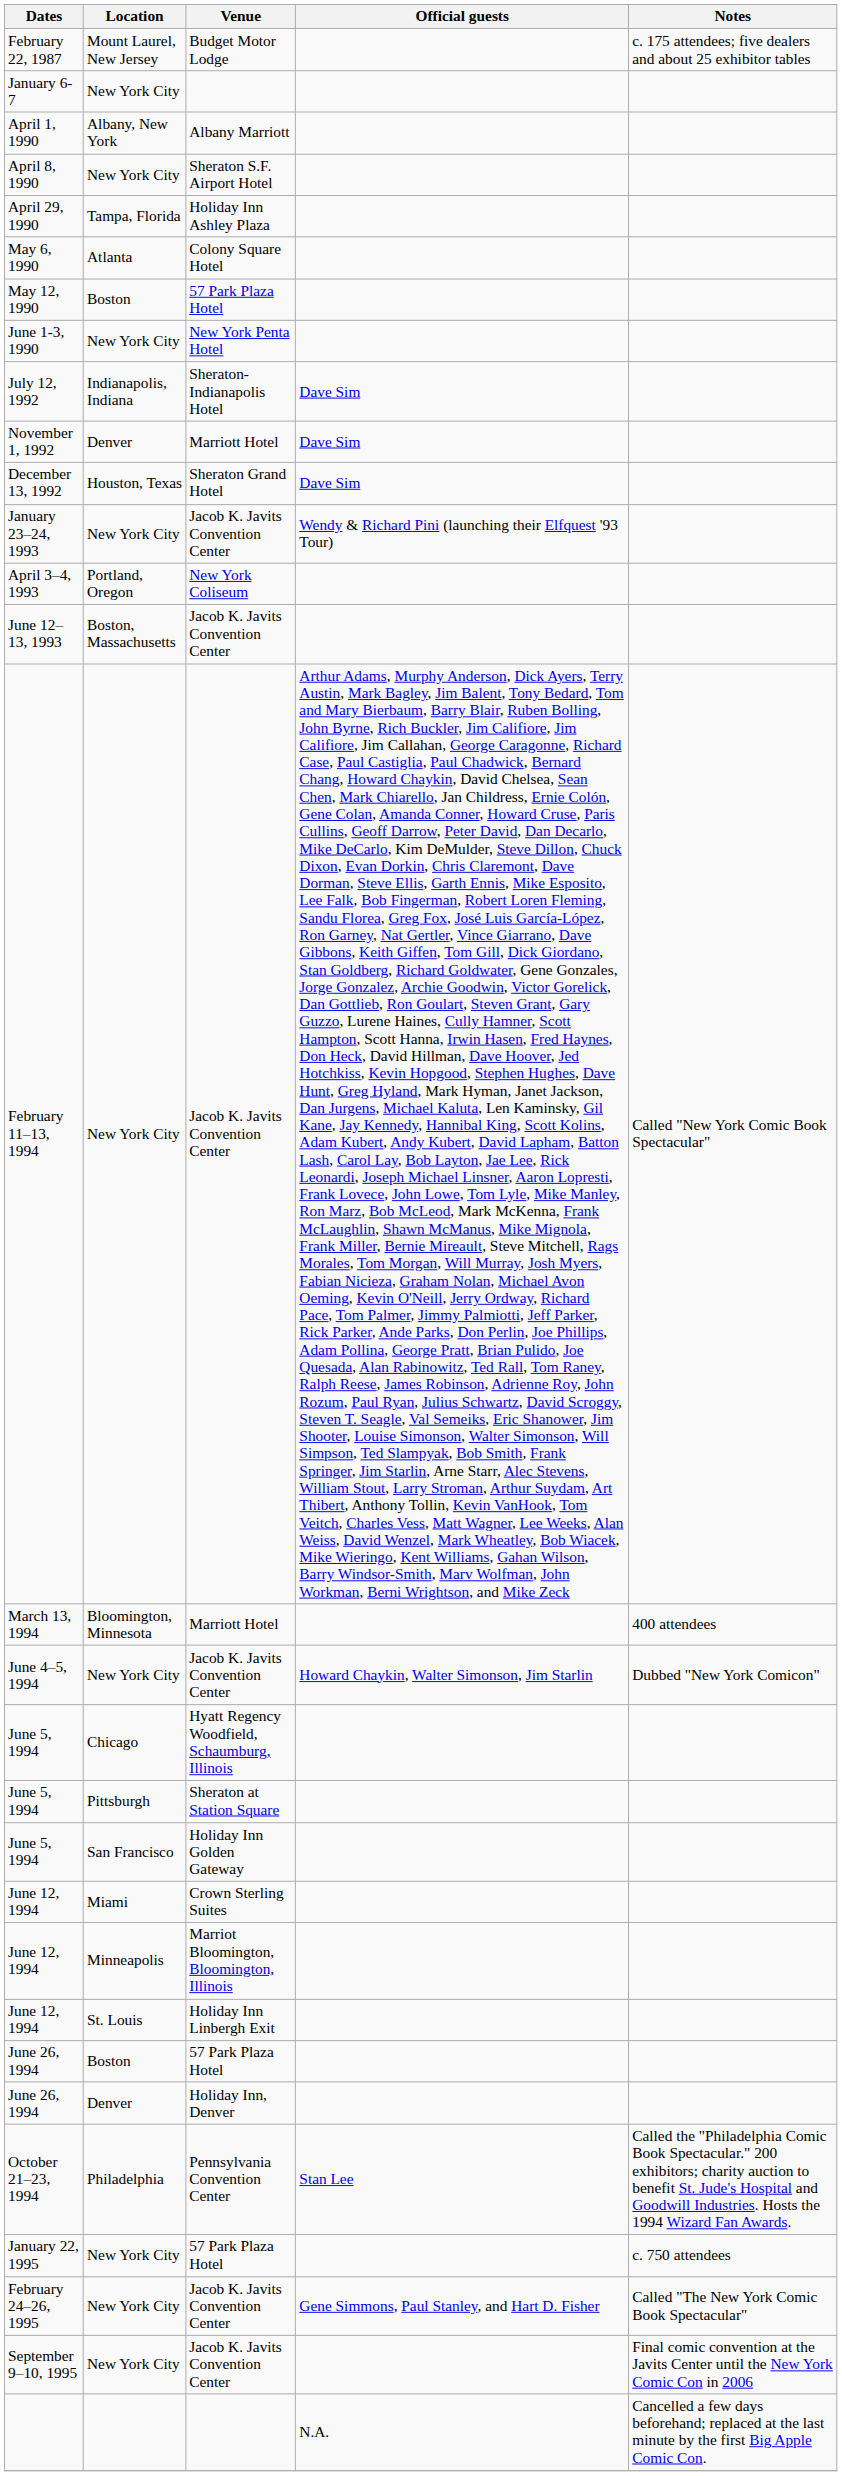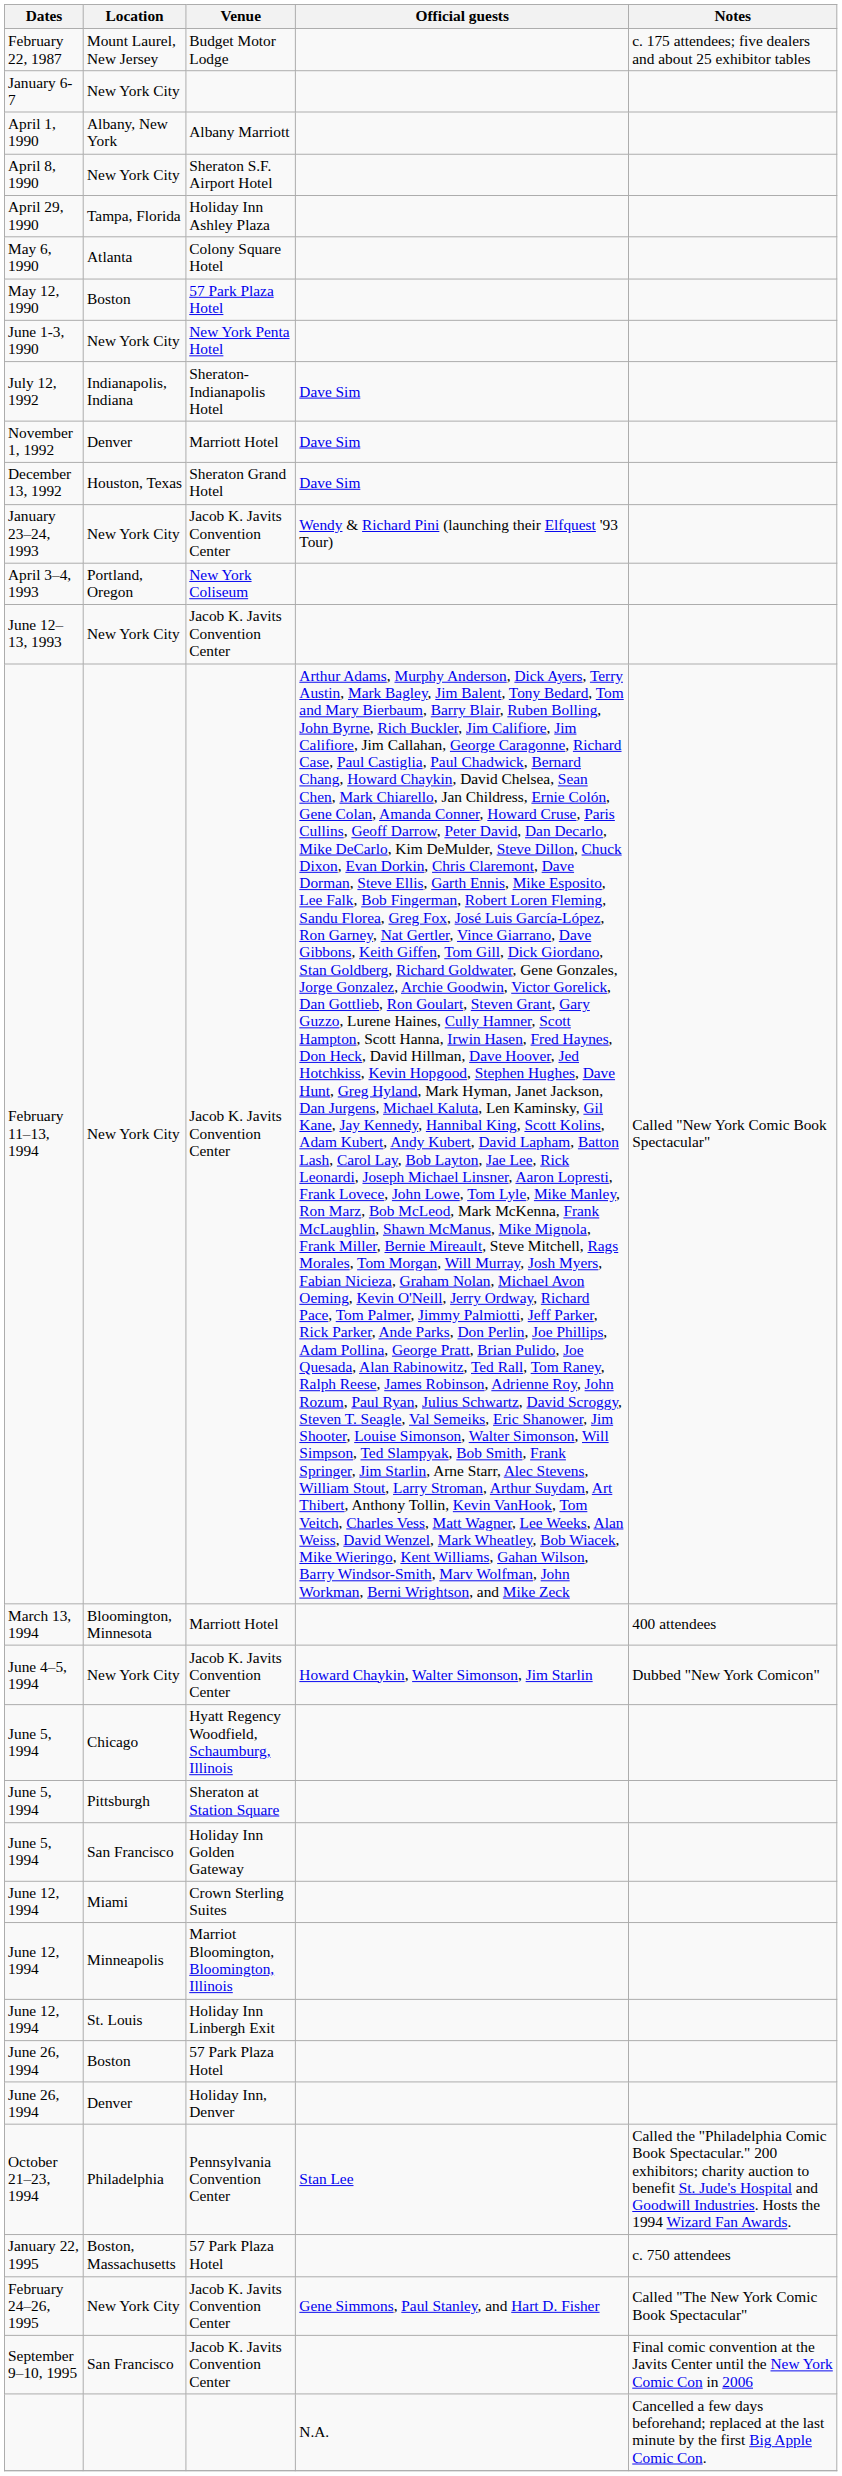(131, 634) Boston, Massachusetts -> (133, 634) New York City
(133, 2255) New York City -> (131, 2255) Boston, Massachusetts
(133, 2364) New York City -> (130, 2364) San Francisco
